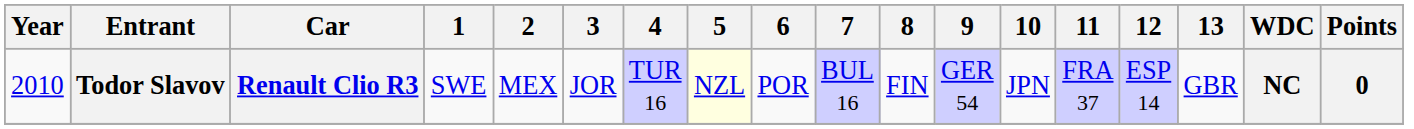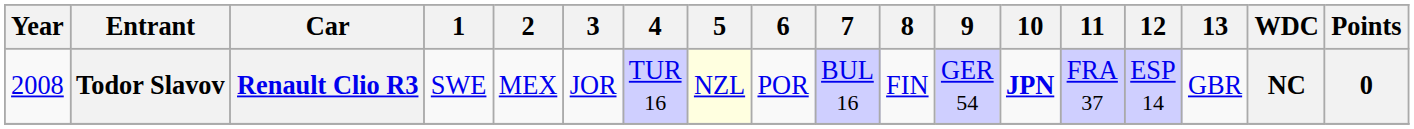(37, 85) 2010 -> (37, 85) 2008
(1028, 85) normal -> (1030, 85) bold
